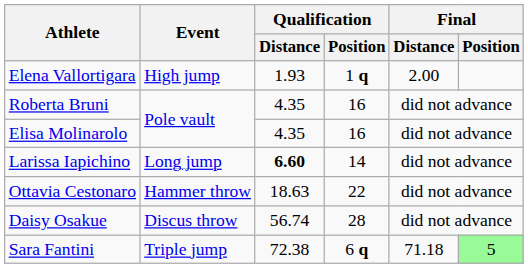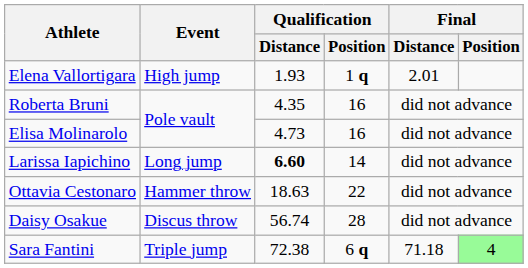(424, 75) 2.00 -> (424, 75) 2.01
(290, 133) 4.35 -> (290, 133) 4.73
(491, 249) 5 -> (491, 249) 4
